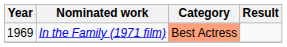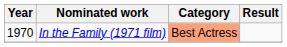(20, 32) 1969 -> (20, 32) 1970
